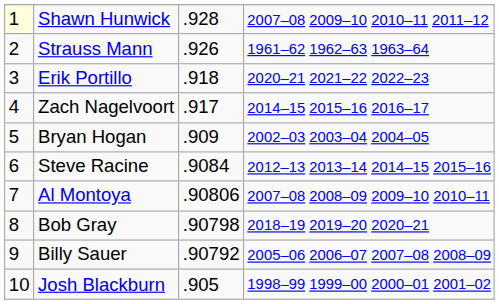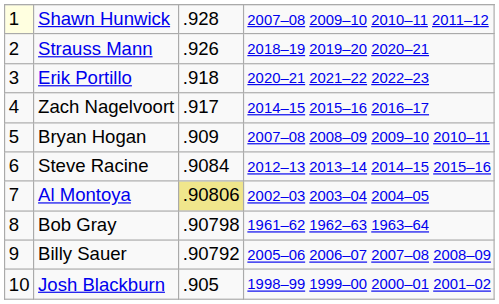(338, 49) 1961–62 1962–63 1963–64 -> (338, 49) 2018–19 2019–20 2020–21
(338, 137) 2002–03 2003–04 2004–05 -> (369, 137) 2007–08 2008–09 2009–10 2010–11
(211, 195) no background -> (211, 195) khaki background
(369, 196) 2007–08 2008–09 2009–10 2010–11 -> (338, 196) 2002–03 2003–04 2004–05
(338, 225) 2018–19 2019–20 2020–21 -> (338, 225) 1961–62 1962–63 1963–64
